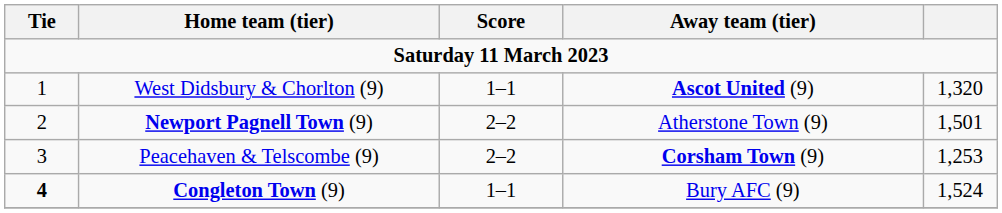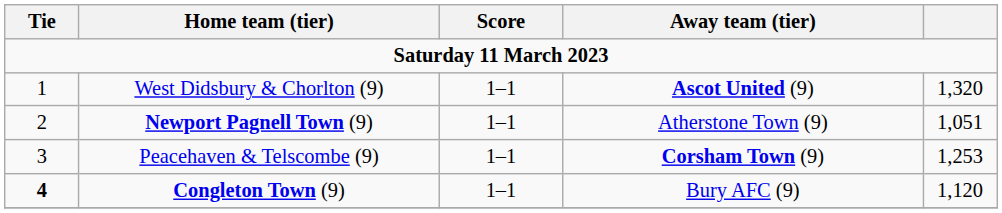(501, 122) 2–2 -> (501, 122) 1–1
(960, 122) 1,501 -> (960, 122) 1,051
(501, 156) 2–2 -> (501, 156) 1–1
(960, 190) 1,524 -> (960, 190) 1,120
